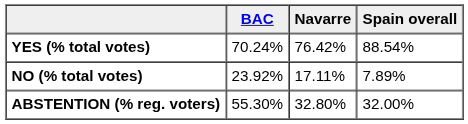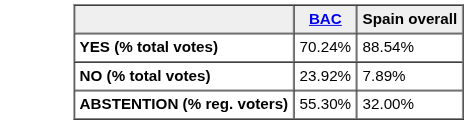- column: (323, 19)
